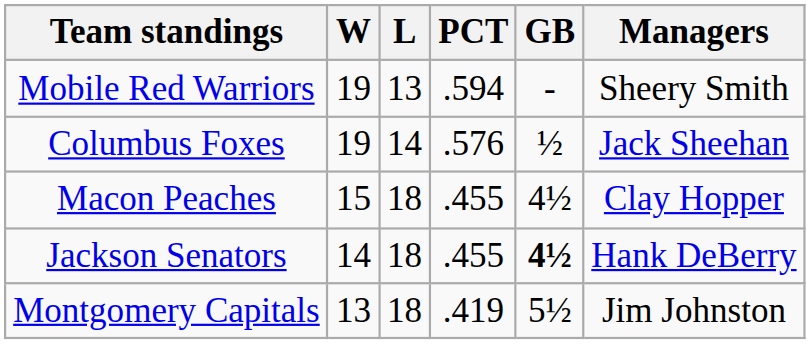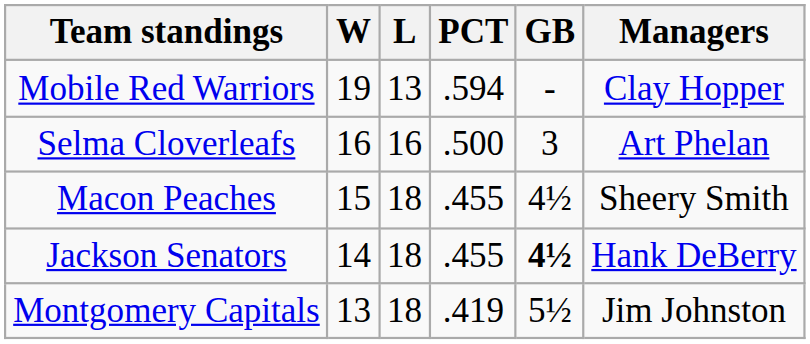(694, 87) Sheery Smith -> (694, 87) Clay Hopper
- row: (166, 143)
+ row: (166, 143)
(694, 198) Clay Hopper -> (694, 198) Sheery Smith
